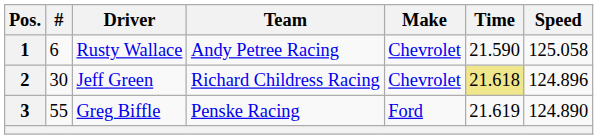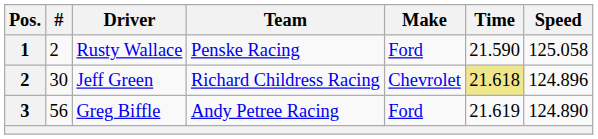(54, 50) 6 -> (54, 50) 2
(265, 50) Andy Petree Racing -> (245, 50) Penske Racing
(425, 50) Chevrolet -> (406, 50) Ford
(59, 110) 55 -> (59, 110) 56
(245, 110) Penske Racing -> (265, 110) Andy Petree Racing
